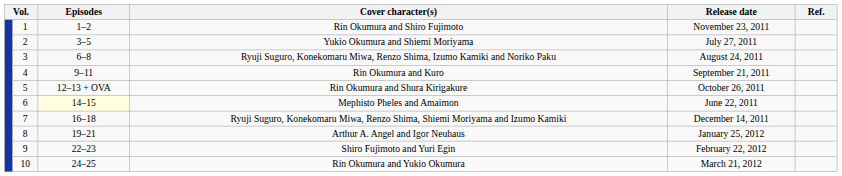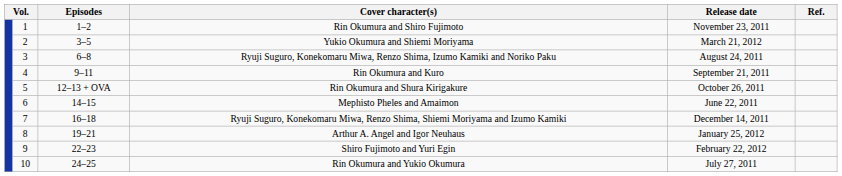(731, 42) July 27, 2011 -> (731, 42) March 21, 2012
(84, 103) lightyellow background -> (84, 103) no background
(731, 164) March 21, 2012 -> (731, 164) July 27, 2011
